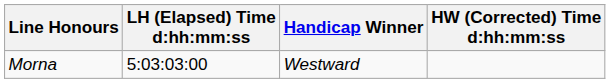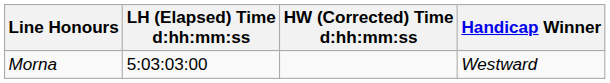columns swapped: (353, 27) <-> (516, 27)
